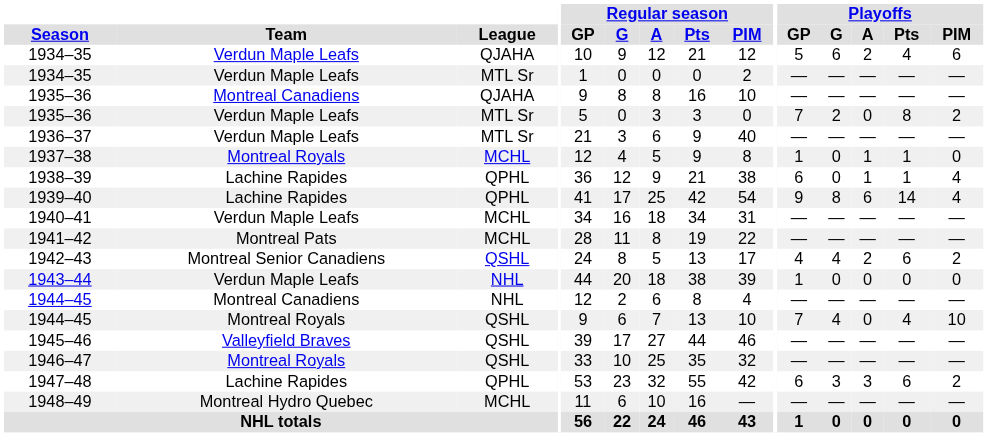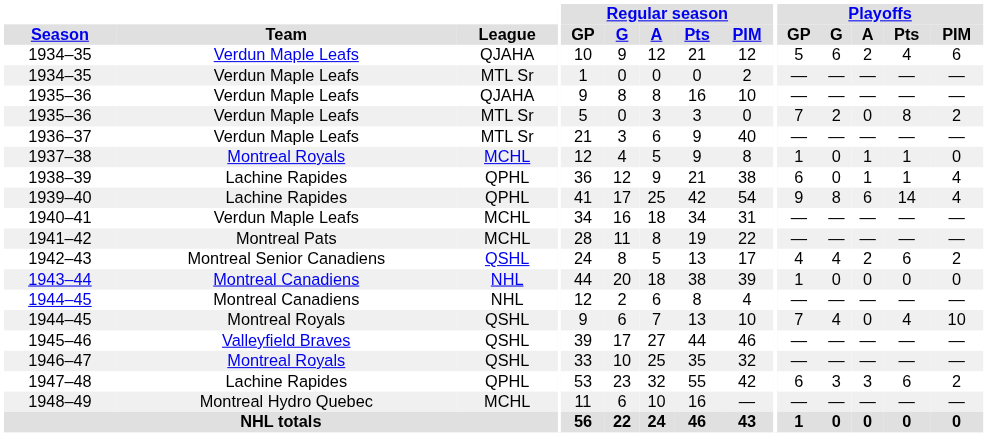(286, 95) Montreal Canadiens -> (286, 95) Verdun Maple Leafs
(286, 279) Verdun Maple Leafs -> (286, 279) Montreal Canadiens
